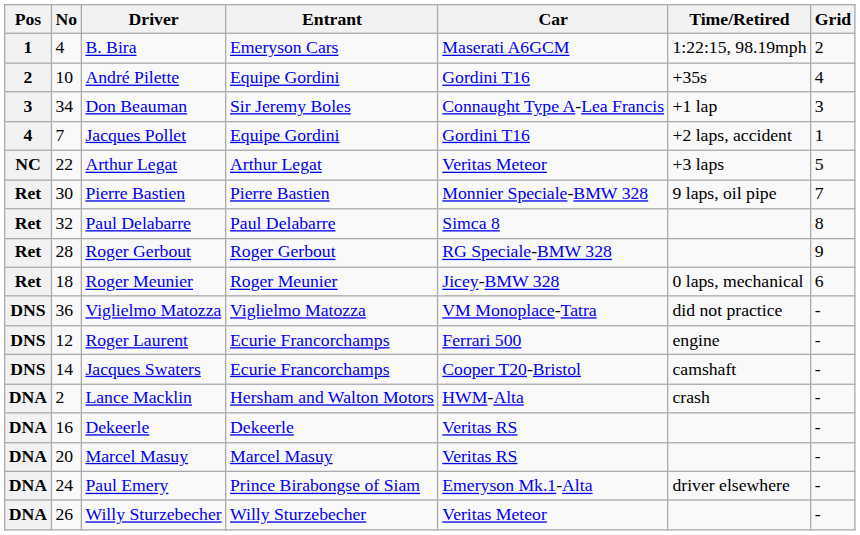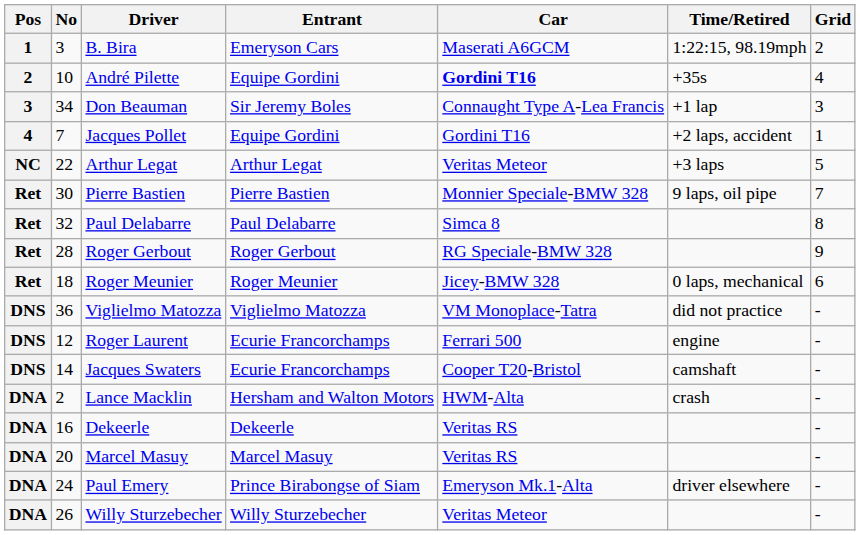(60, 47) 4 -> (60, 47) 3
(486, 77) normal -> (489, 77) bold
